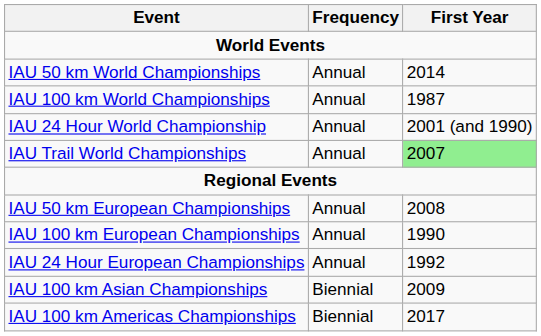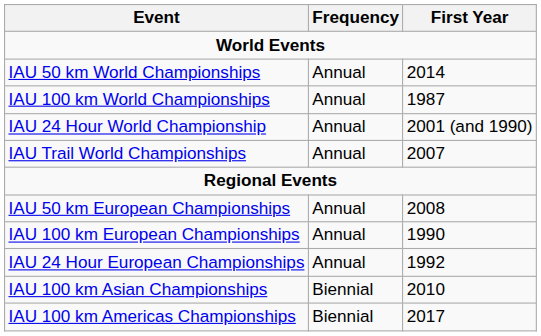(426, 153) lightgreen background -> (426, 153) no background
(426, 289) 2009 -> (426, 289) 2010
